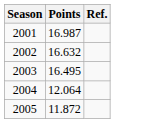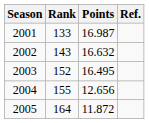+ column: (62, 14)
(65, 90) 12.064 -> (98, 90) 12.656
